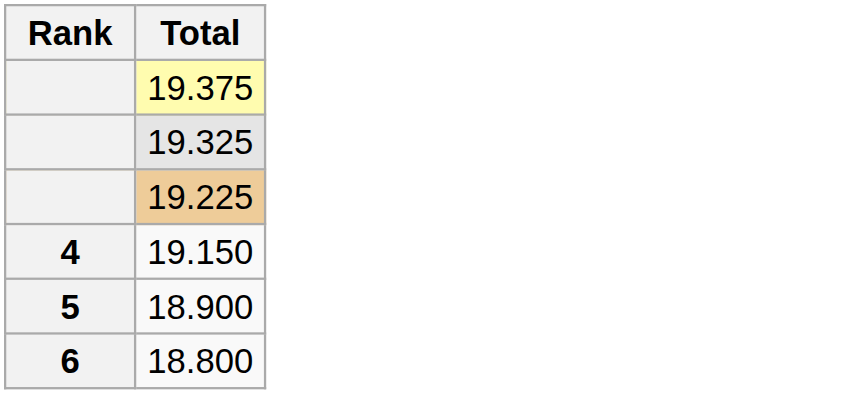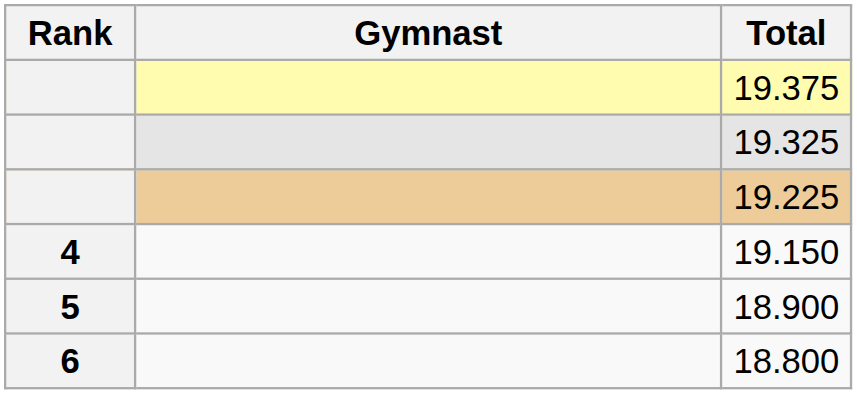+ column: (428, 33)
